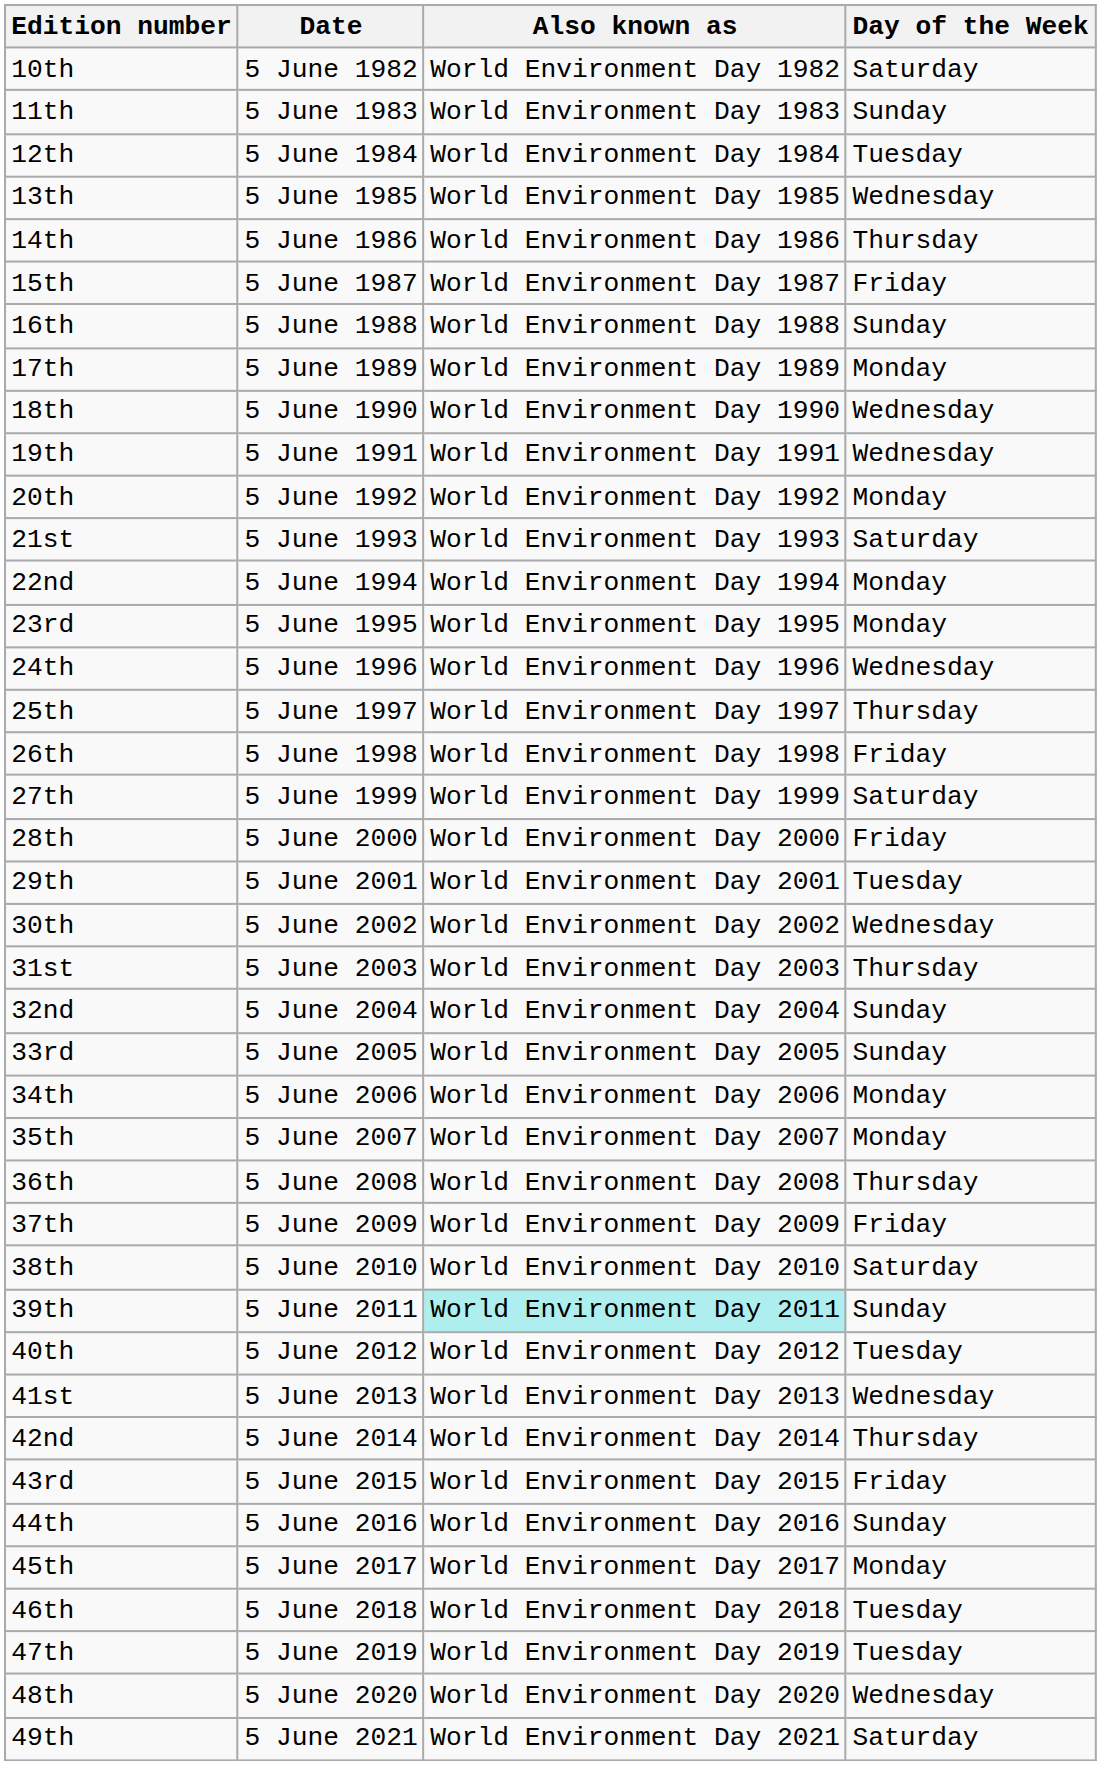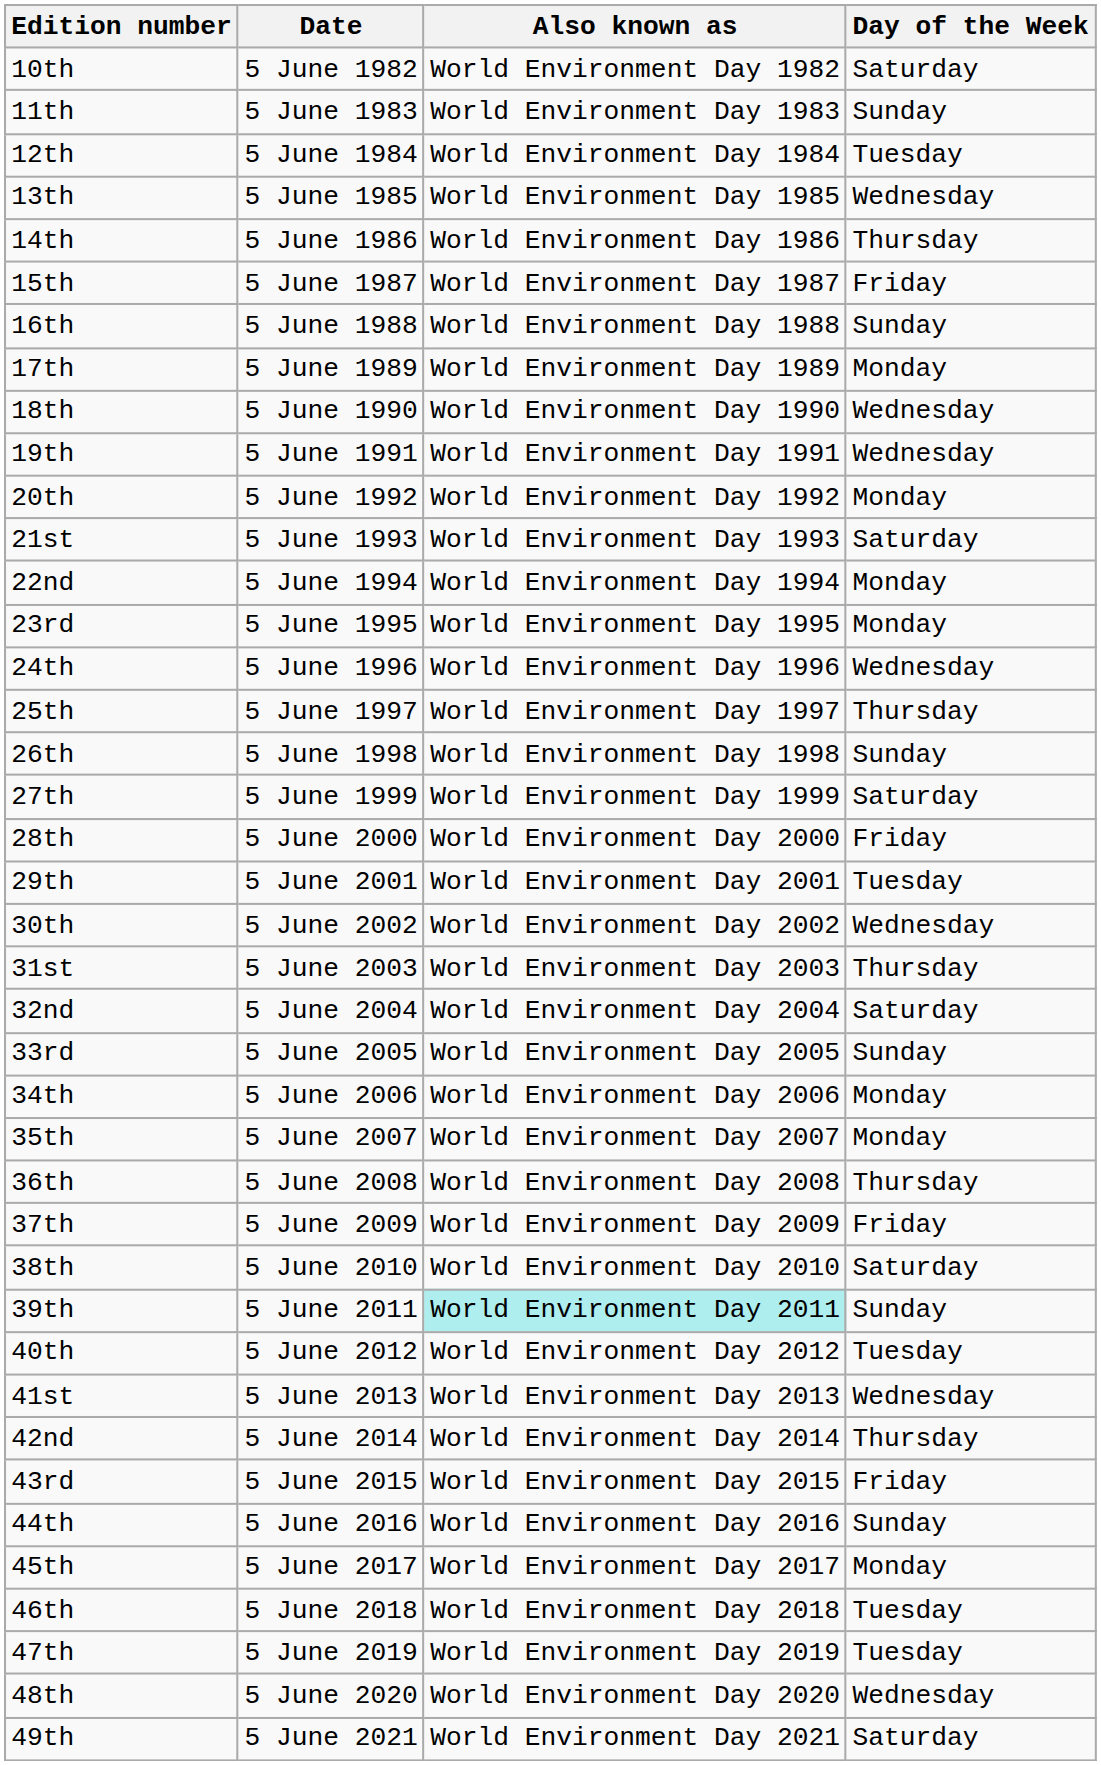(900, 754) Friday -> (900, 754) Sunday
(900, 1011) Sunday -> (916, 1011) Saturday
